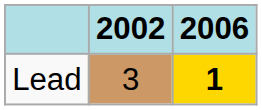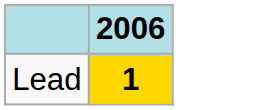- column: (131, 29)
